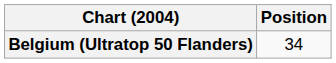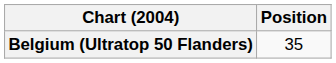(294, 44) 34 -> (294, 44) 35
